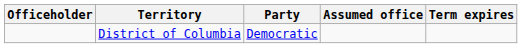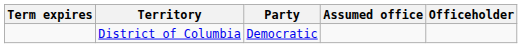columns swapped: (50, 14) <-> (471, 14)
